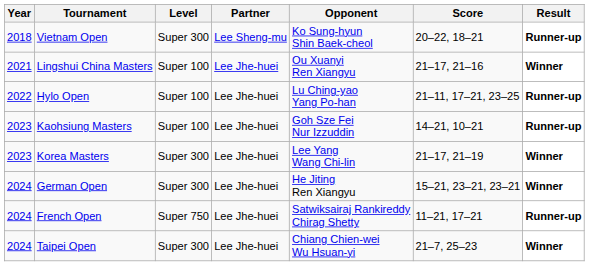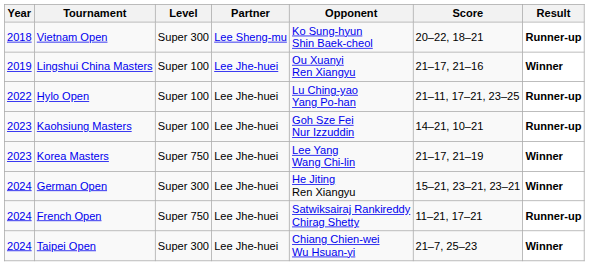(19, 67) 2021 -> (19, 67) 2019
(183, 157) Super 300 -> (183, 157) Super 750
